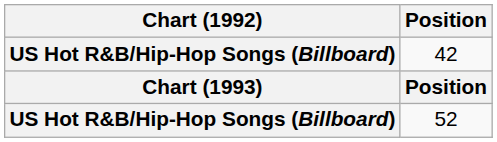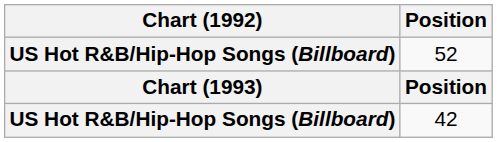rows swapped: (446, 53) <-> (446, 119)
